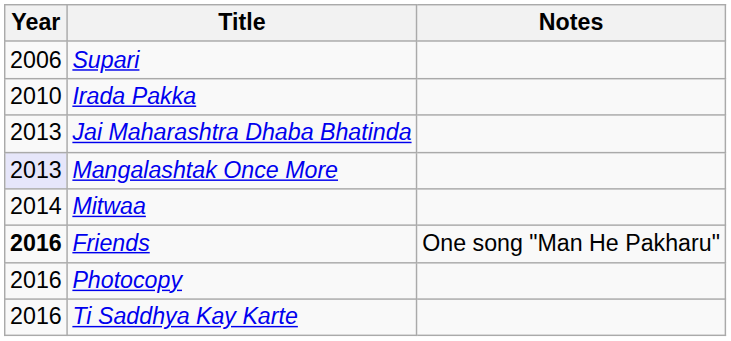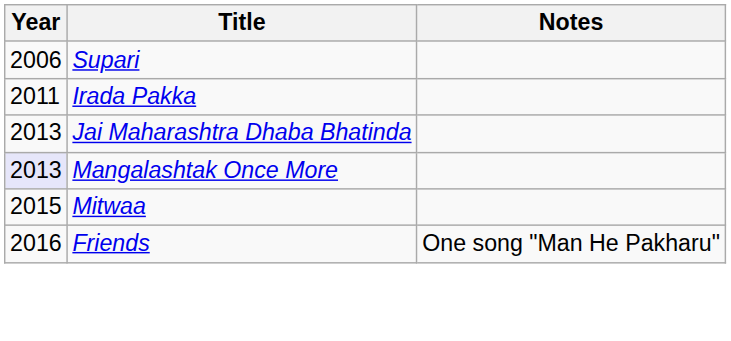(36, 96) 2010 -> (35, 96) 2011
(36, 206) 2014 -> (36, 206) 2015
(36, 243) bold -> (36, 243) normal
- row: (127, 280)
- row: (185, 317)
